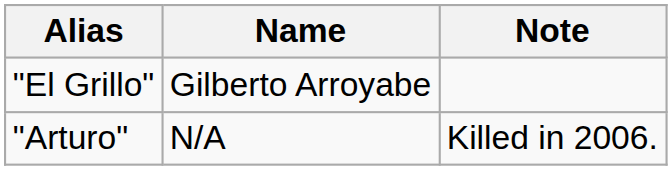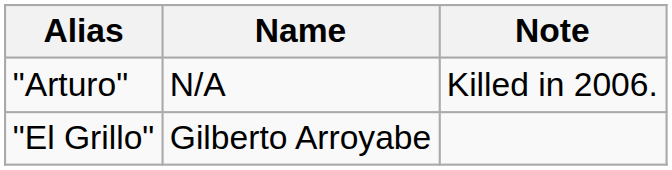rows swapped: (84, 84) <-> (70, 137)
